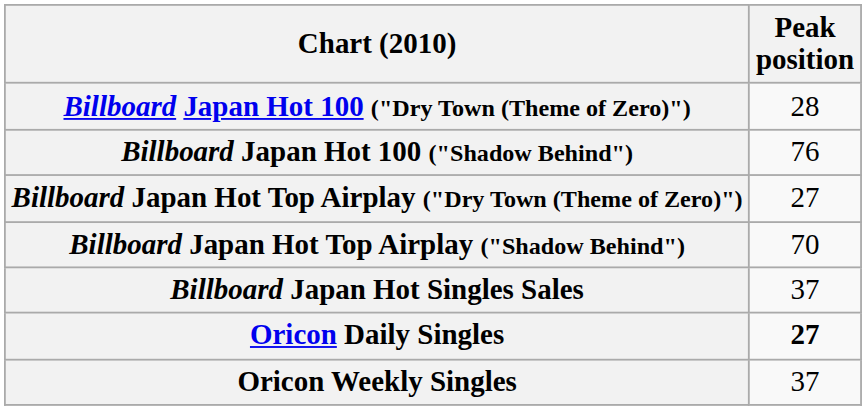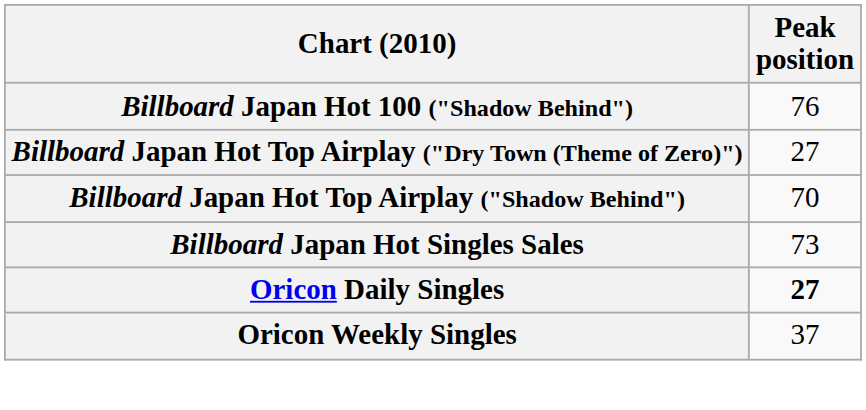- row: (377, 105)
(805, 289) 37 -> (805, 243) 73
